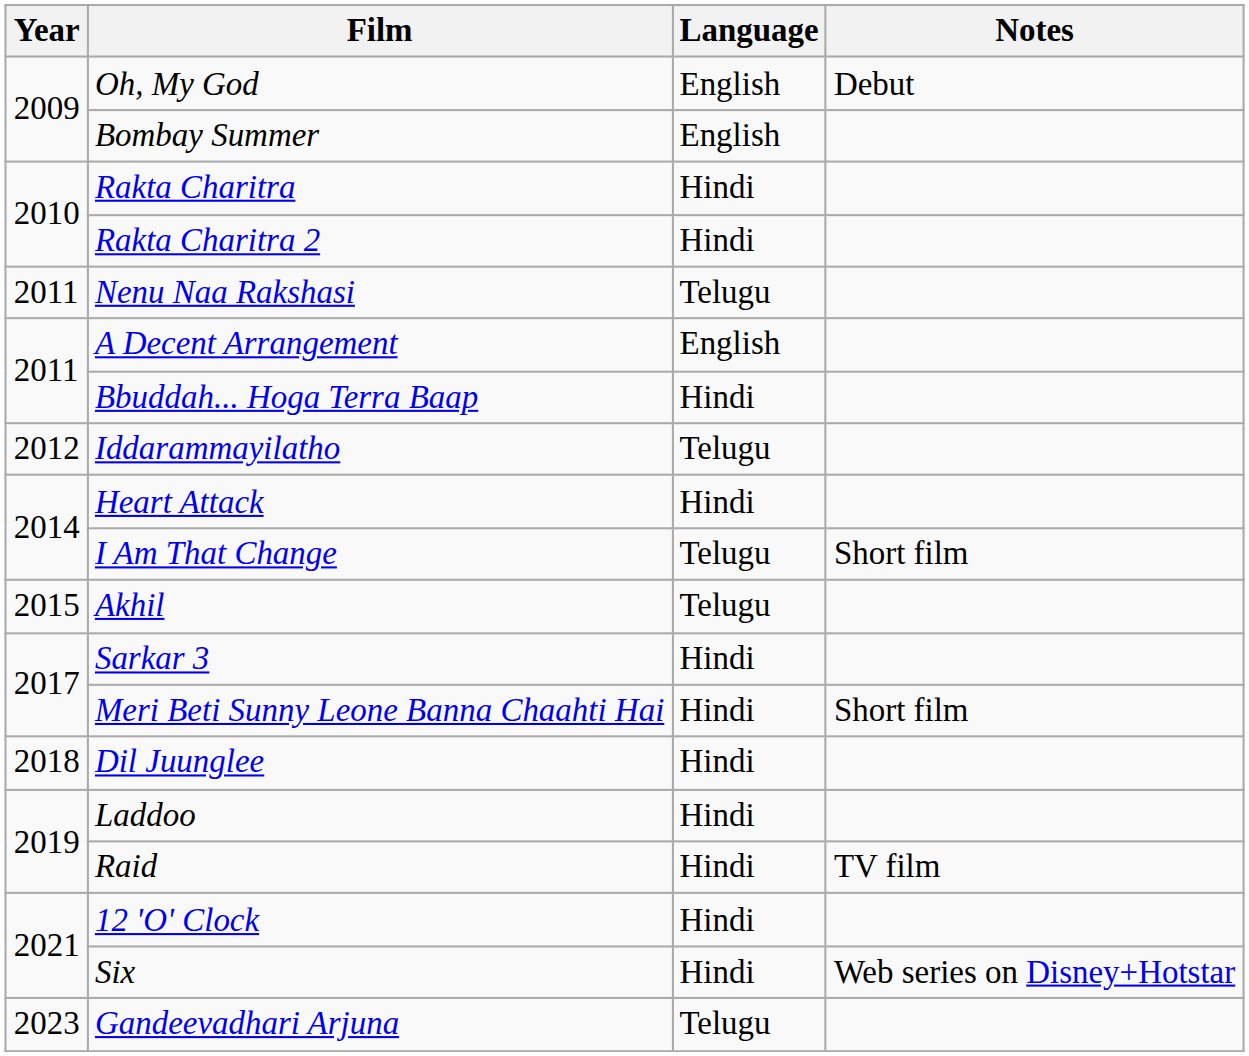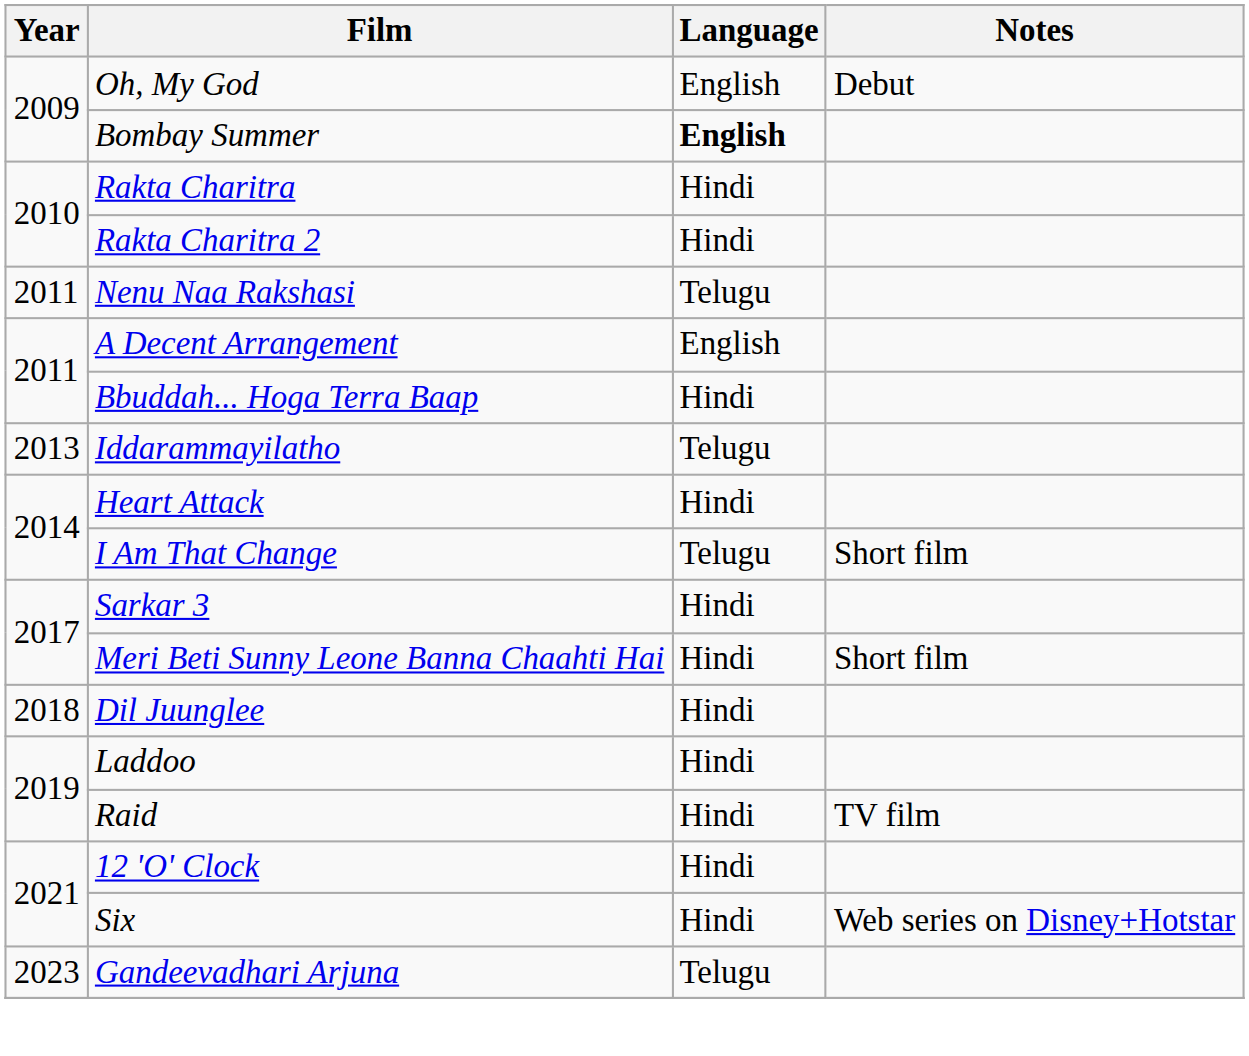(730, 135) normal -> (733, 135) bold
(47, 448) 2012 -> (47, 448) 2013
- row: (130, 605)
